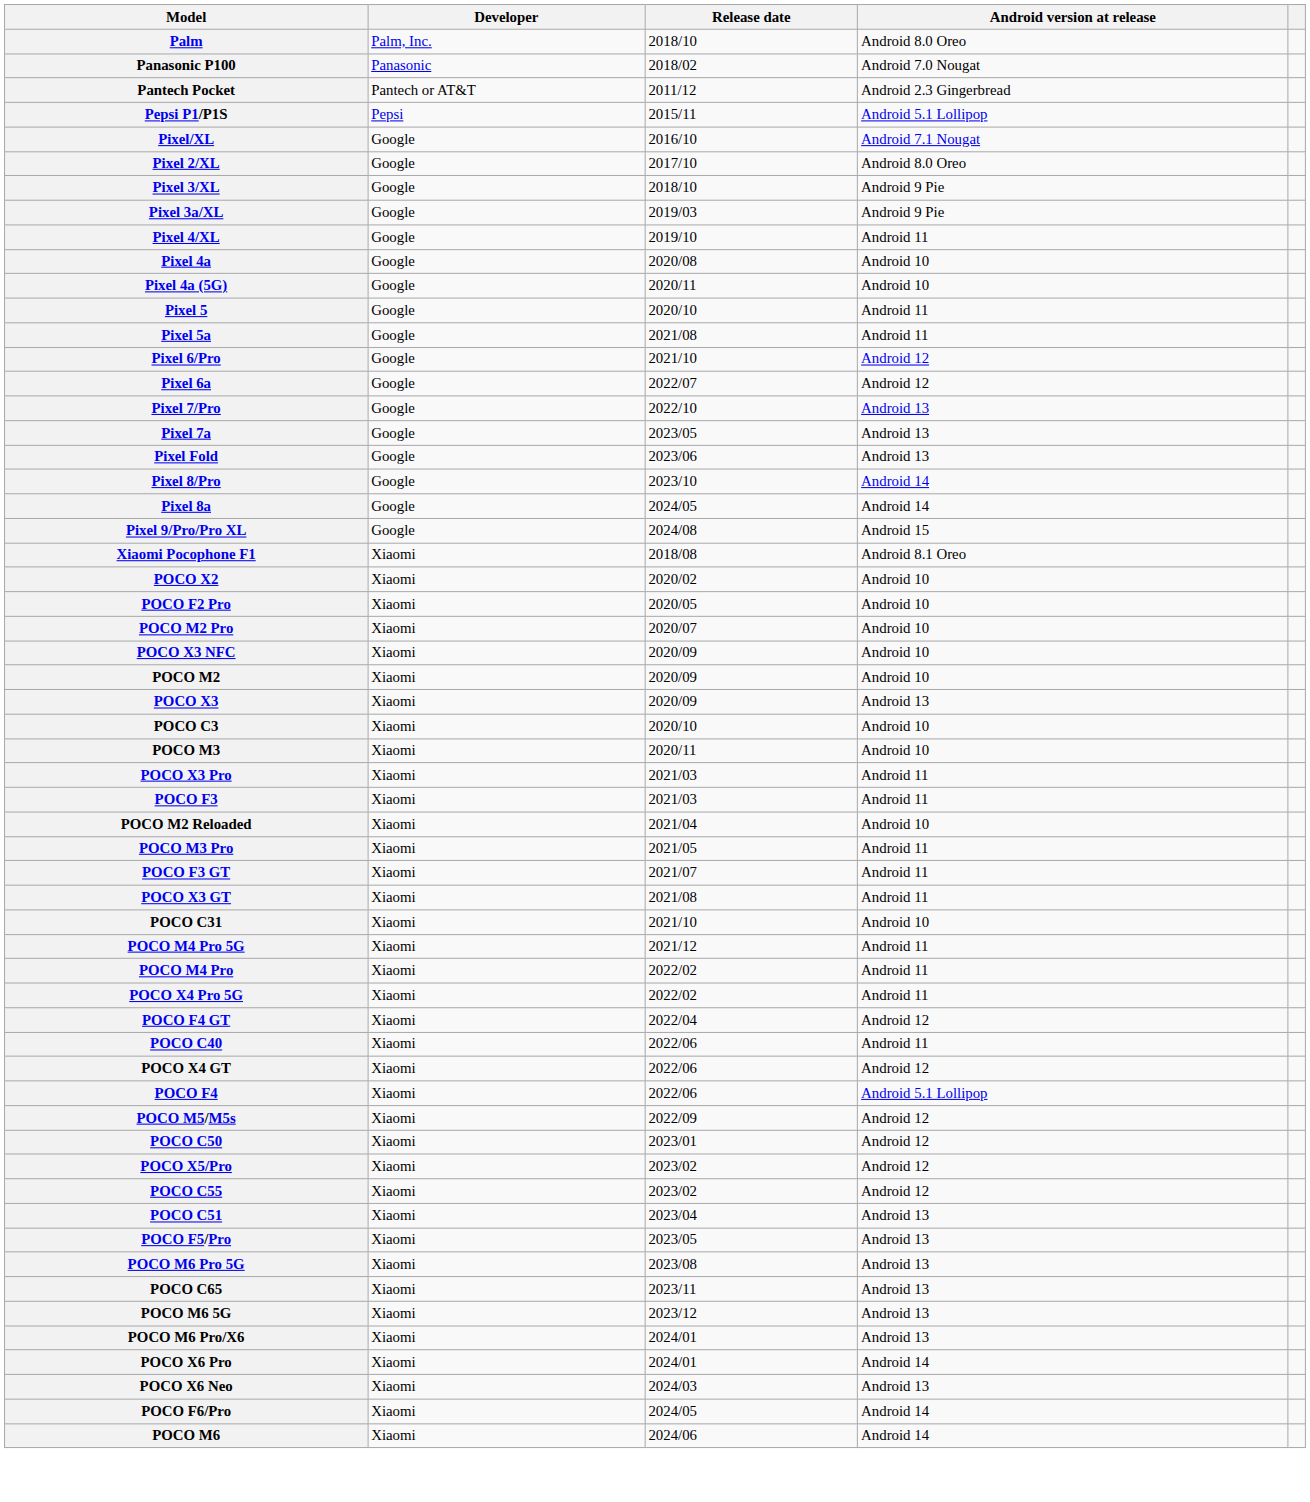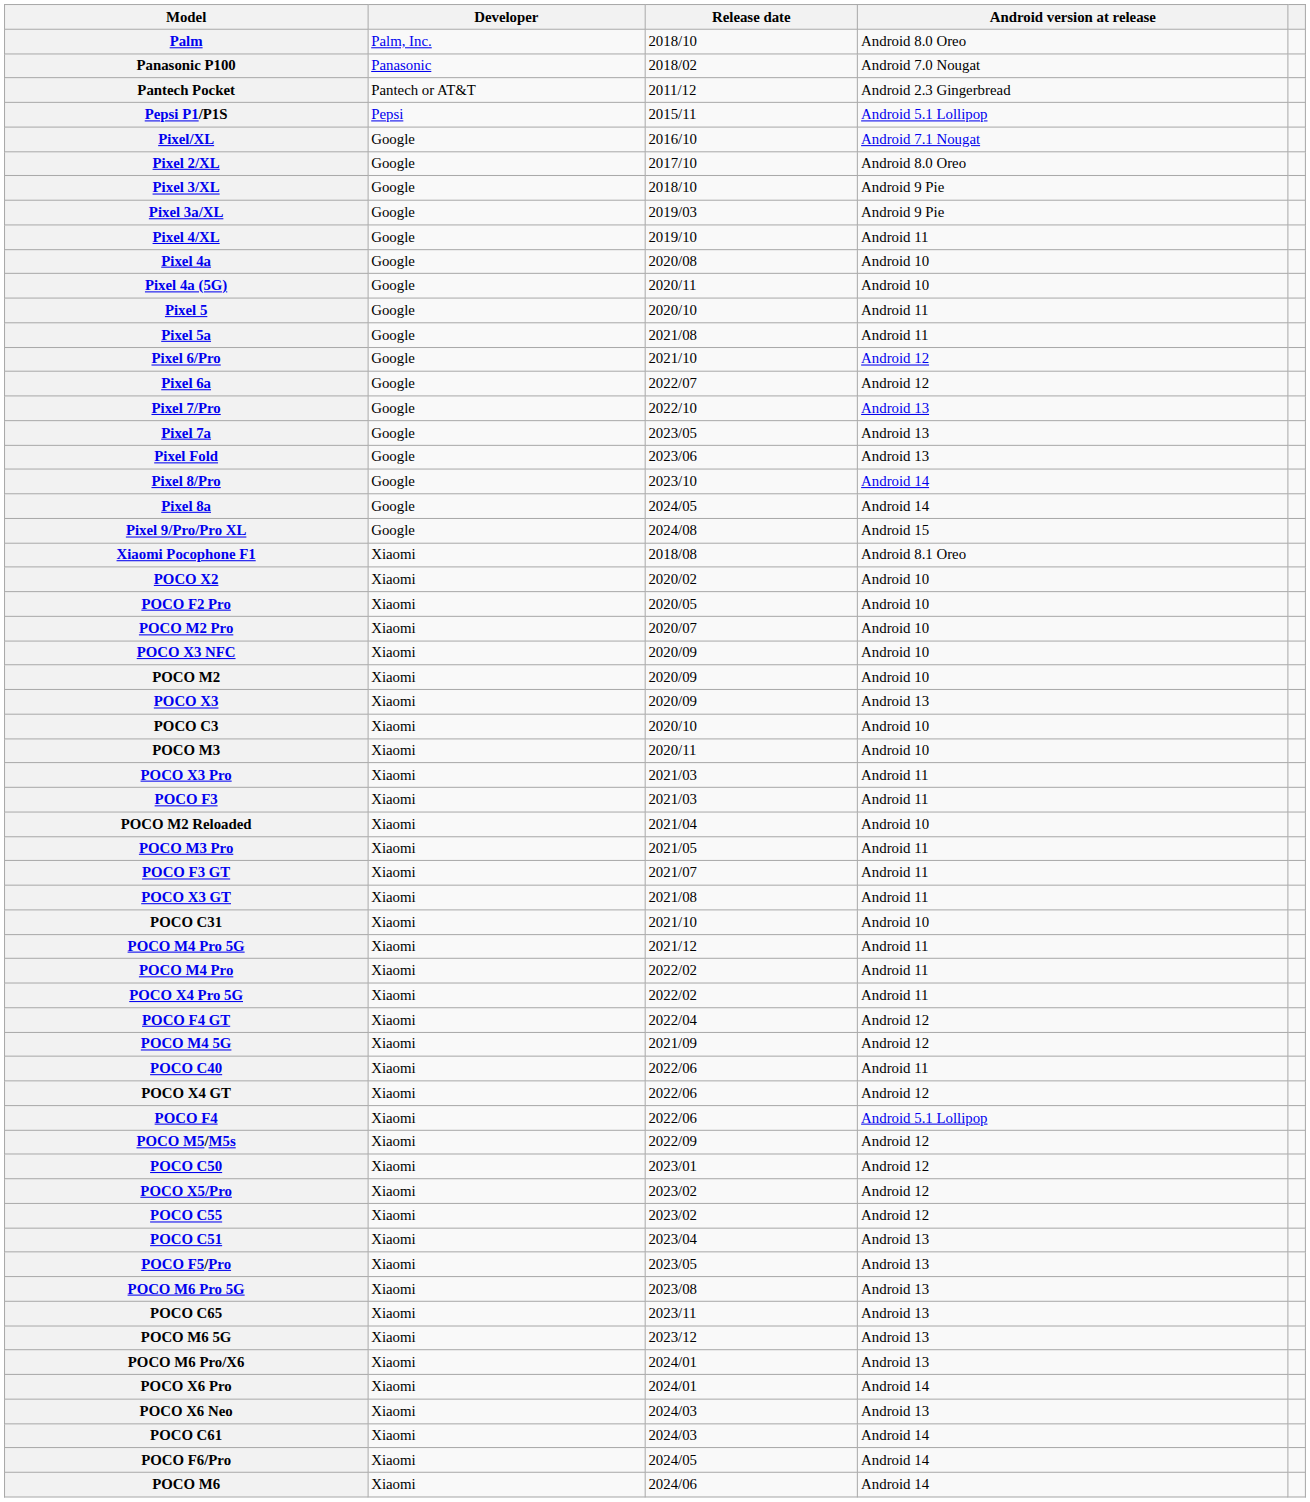+ row: (186, 1044)
+ row: (186, 1435)
